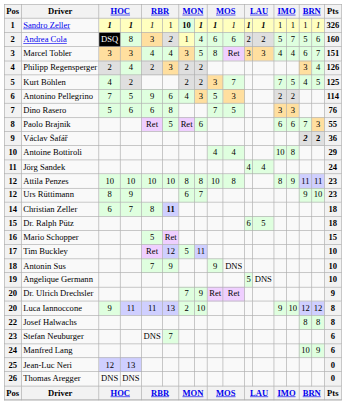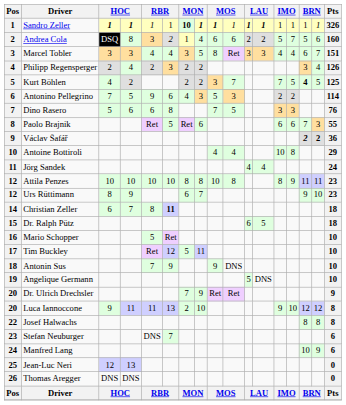(305, 81) normal -> (305, 81) bold
(333, 237) 15 -> (333, 237) 10
